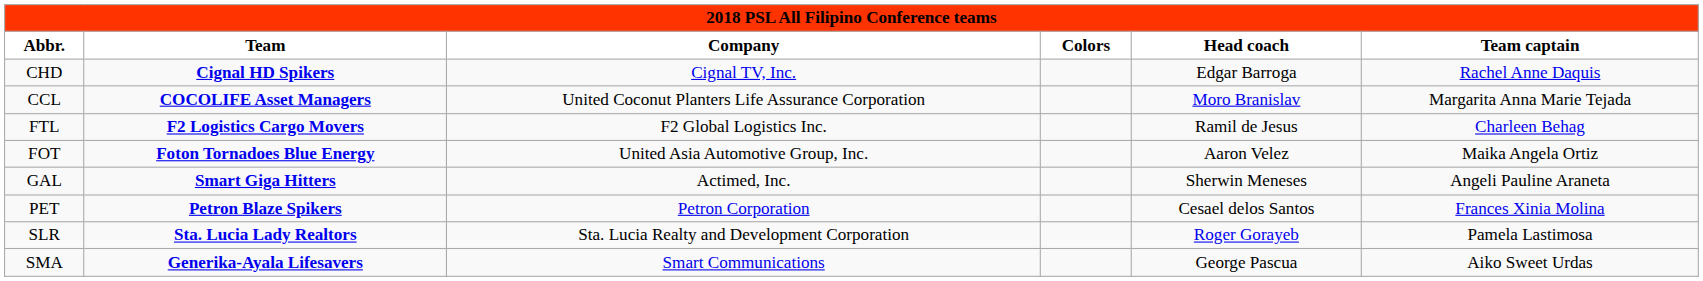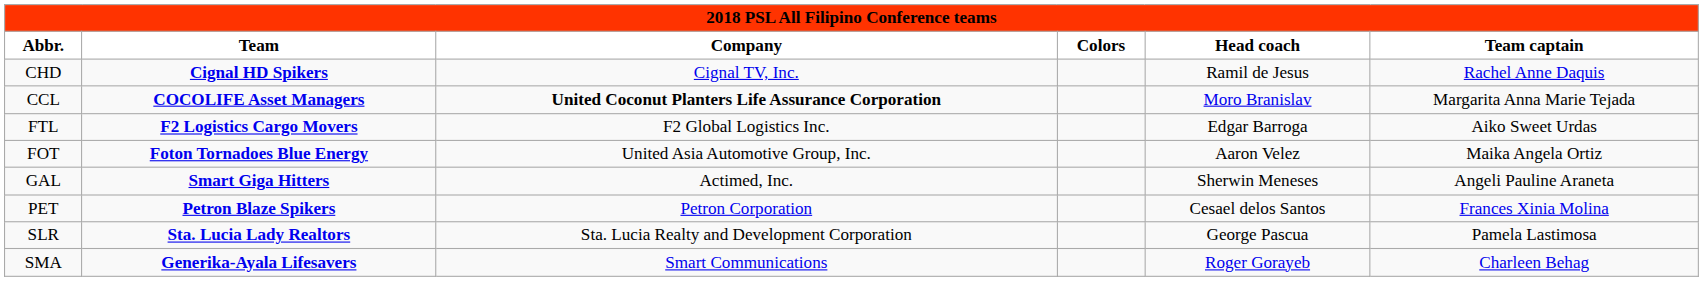(1246, 72) Edgar Barroga -> (1258, 72) Ramil de Jesus
(744, 99) normal -> (746, 99) bold
(1246, 126) Ramil de Jesus -> (1258, 126) Edgar Barroga
(1530, 126) Charleen Behag -> (1534, 126) Aiko Sweet Urdas
(1246, 235) Roger Gorayeb -> (1258, 235) George Pascua
(1246, 262) George Pascua -> (1258, 262) Roger Gorayeb
(1530, 262) Aiko Sweet Urdas -> (1534, 262) Charleen Behag
